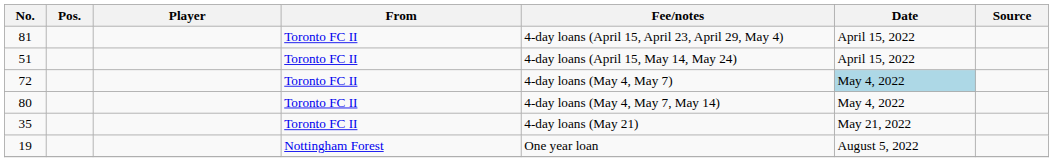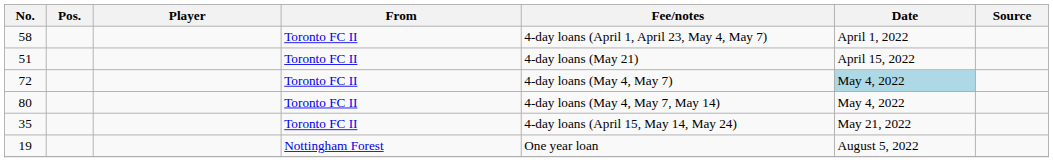+ row: (25, 37)
- row: (25, 37)
(631, 59) 4-day loans (April 15, May 14, May 24) -> (581, 59) 4-day loans (May 21)
(581, 124) 4-day loans (May 21) -> (631, 124) 4-day loans (April 15, May 14, May 24)
